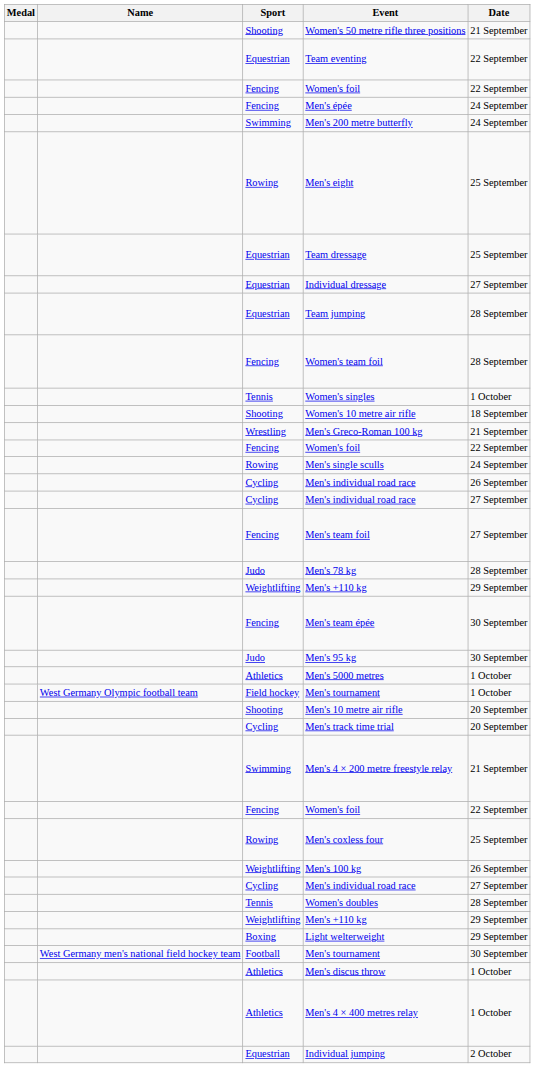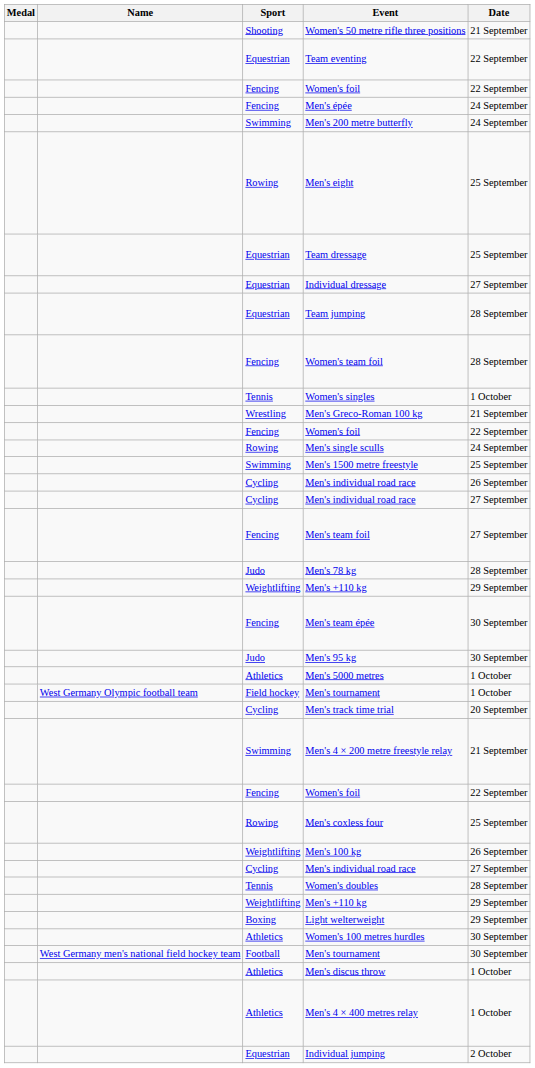- row: (264, 414)
+ row: (268, 465)
- row: (264, 710)
+ row: (264, 937)
